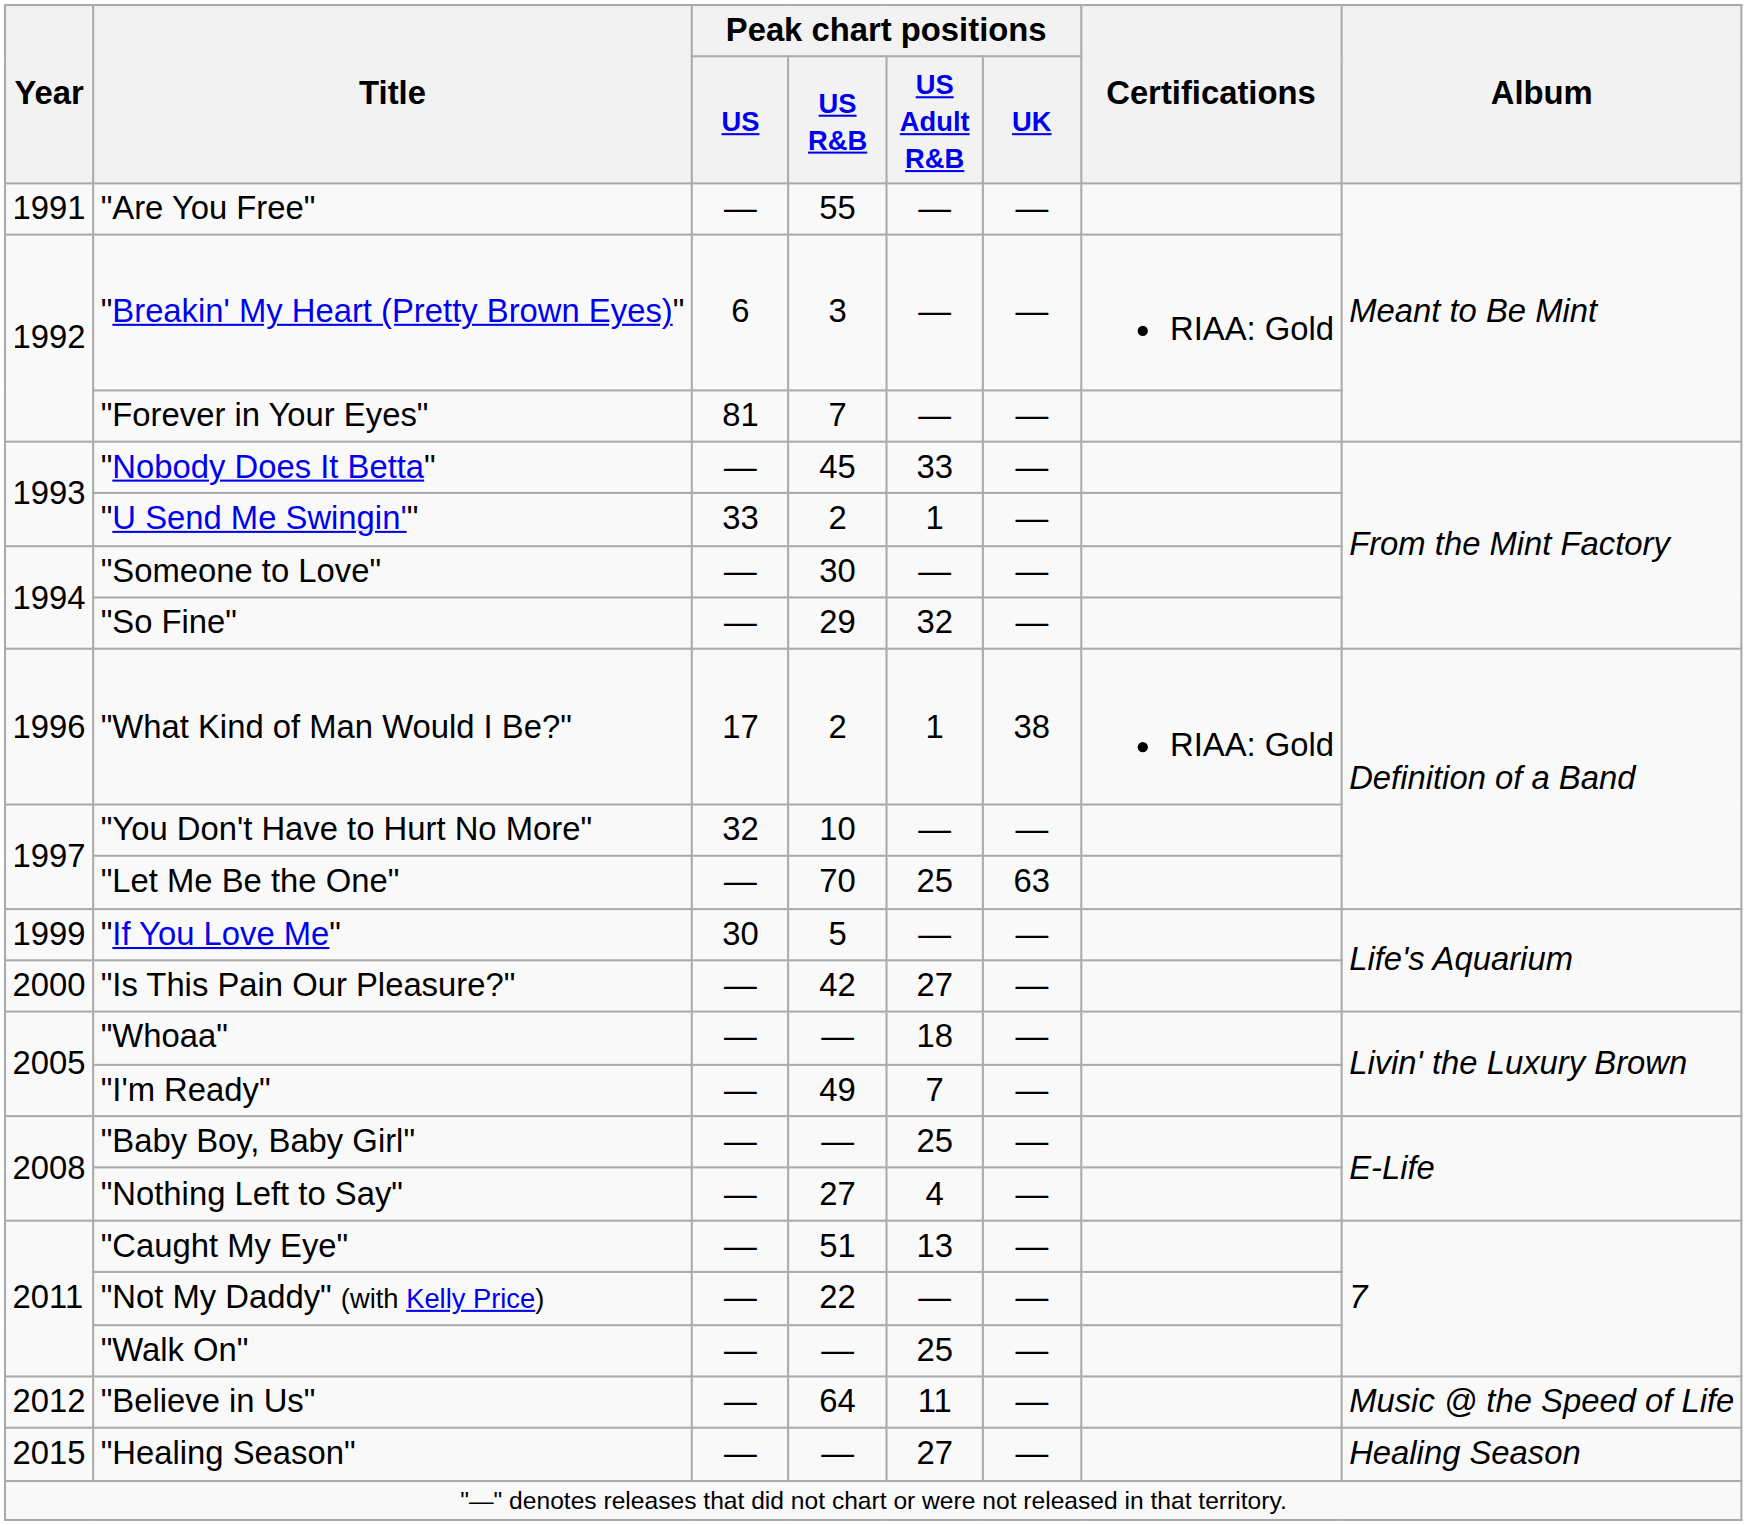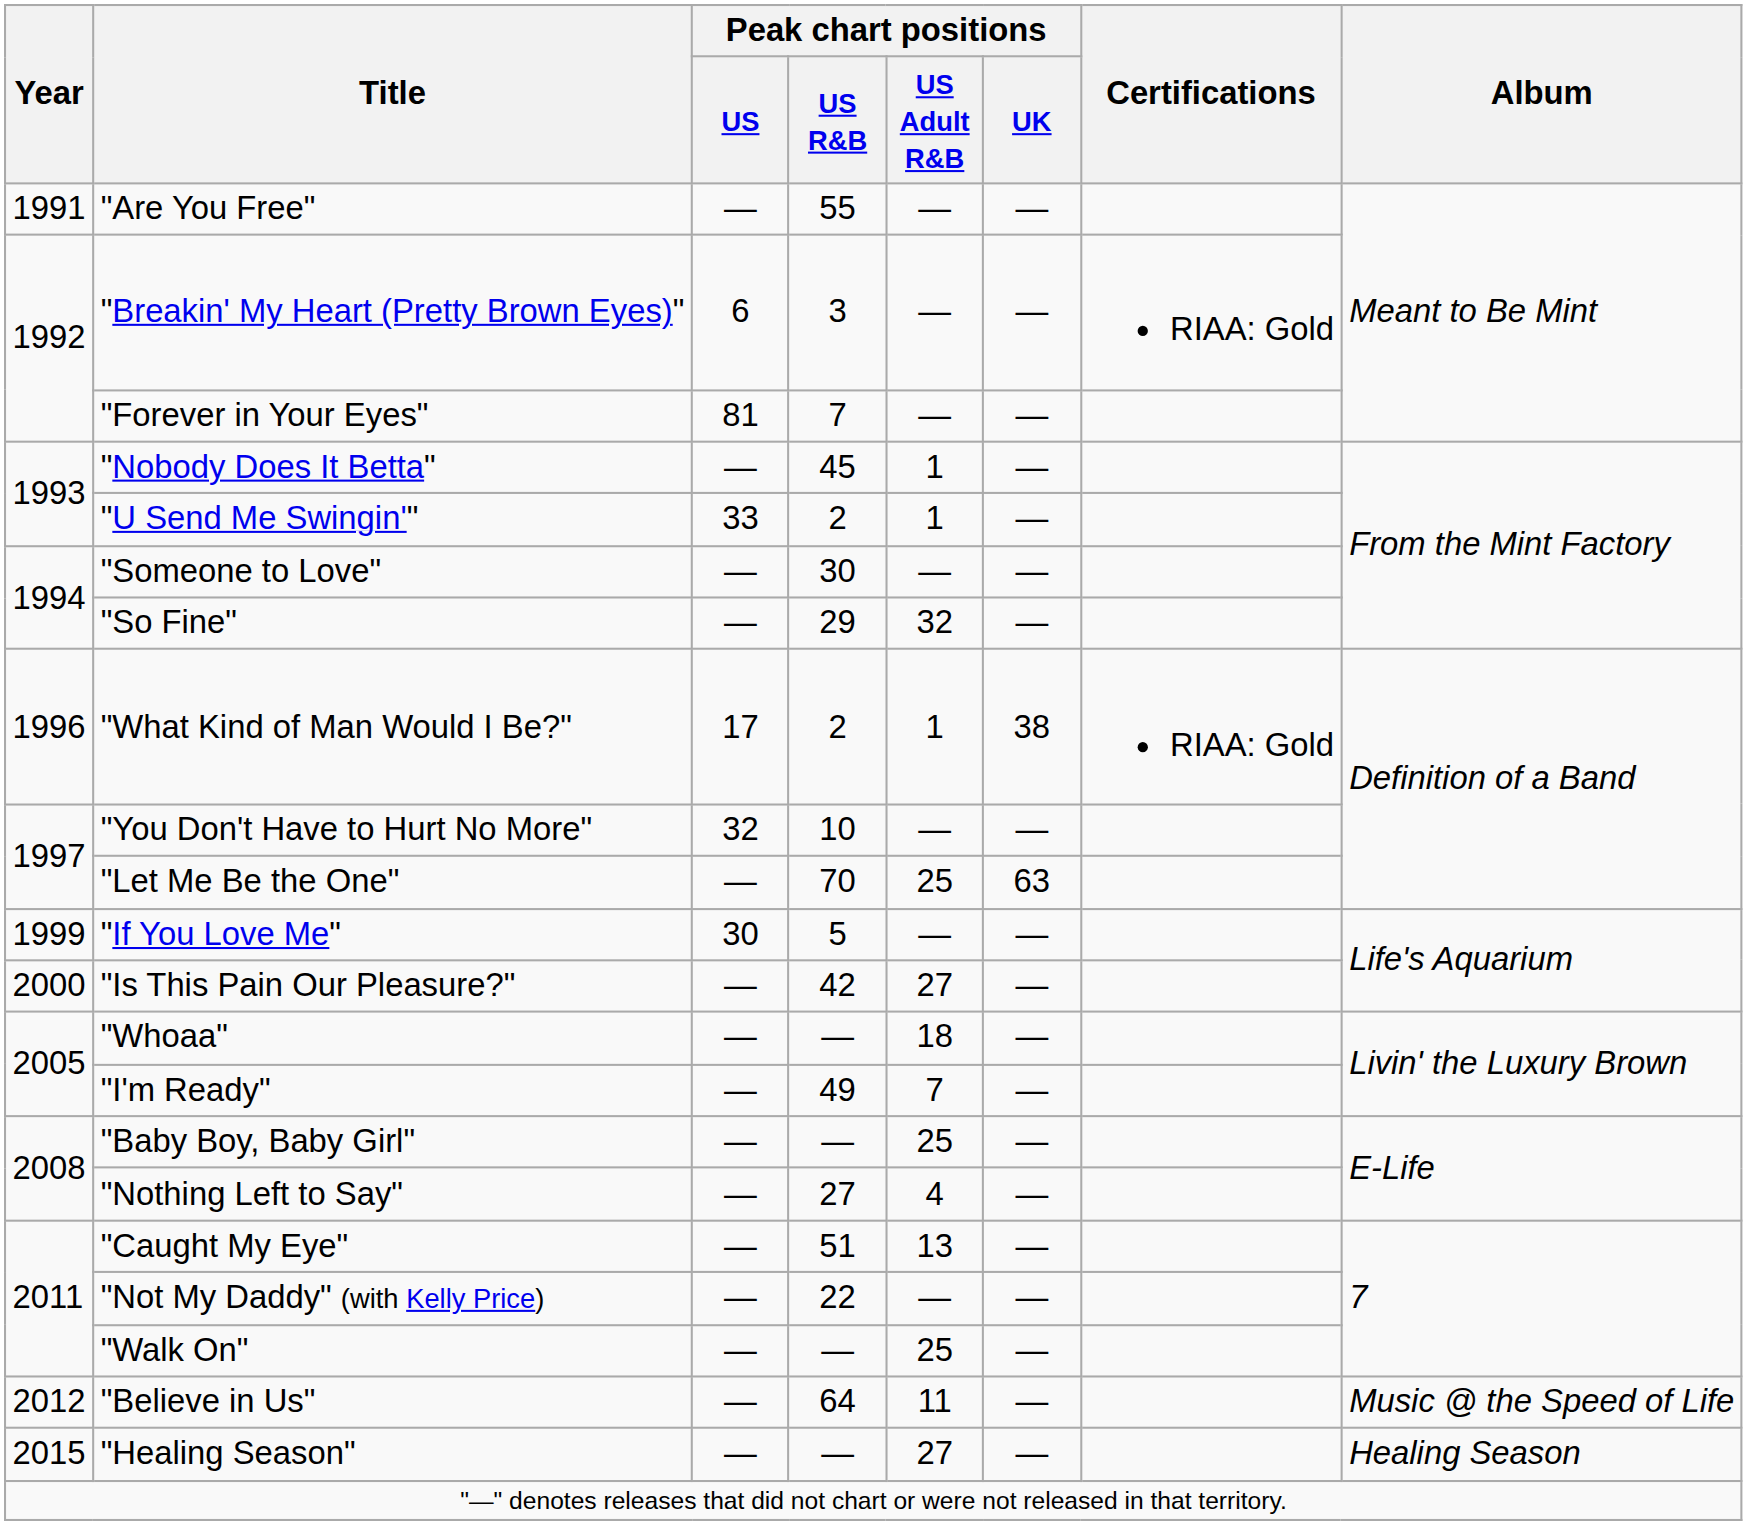(935, 466) 33 -> (935, 466) 1
